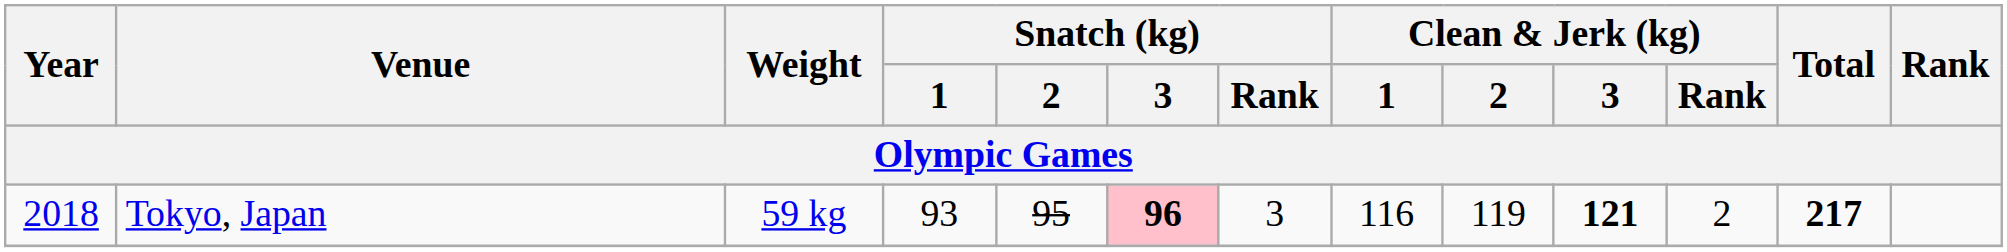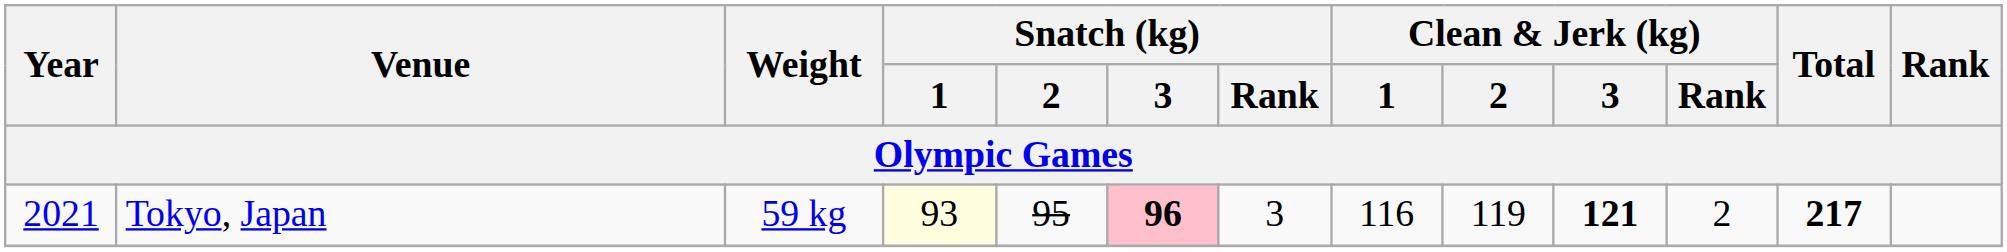(61, 214) 2018 -> (61, 214) 2021
(939, 214) no background -> (939, 214) lightyellow background
